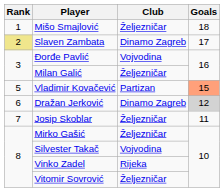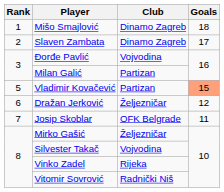(143, 27) Željezničar -> (153, 27) Dinamo Zagreb
(18, 42) khaki background -> (18, 42) no background
(143, 73) Željezničar -> (138, 73) Partizan
(153, 103) Dinamo Zagreb -> (143, 103) Željezničar
(204, 103) lightgrey background -> (204, 103) no background
(143, 118) Željezničar -> (150, 118) OFK Belgrade
(143, 179) Željezničar -> (147, 179) Radnički Niš
